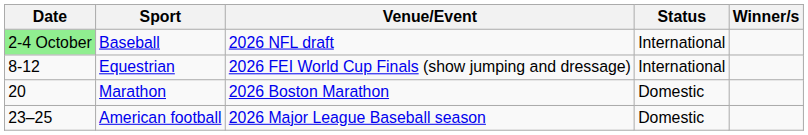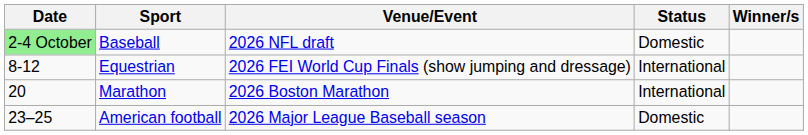(682, 42) International -> (671, 42) Domestic
(671, 92) Domestic -> (682, 92) International
